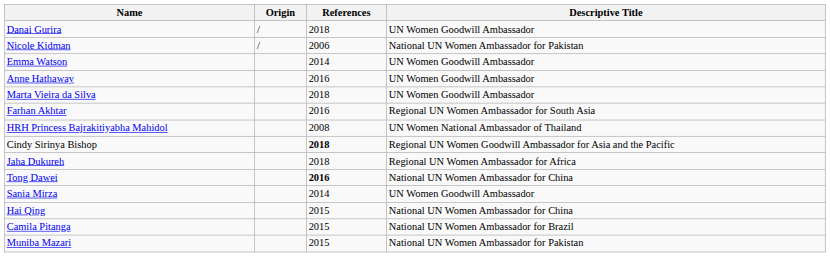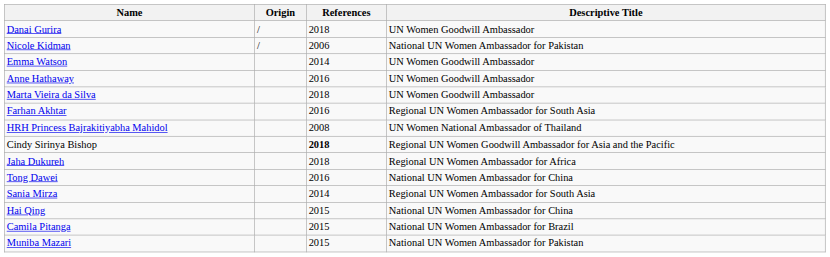(319, 177) bold -> (319, 177) normal
(462, 194) UN Women Goodwill Ambassador -> (492, 194) Regional UN Women Ambassador for South Asia
